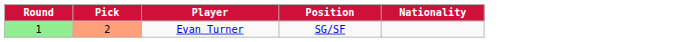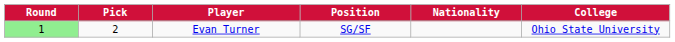+ column: (596, 13)
(107, 29) lightsalmon background -> (115, 29) no background
